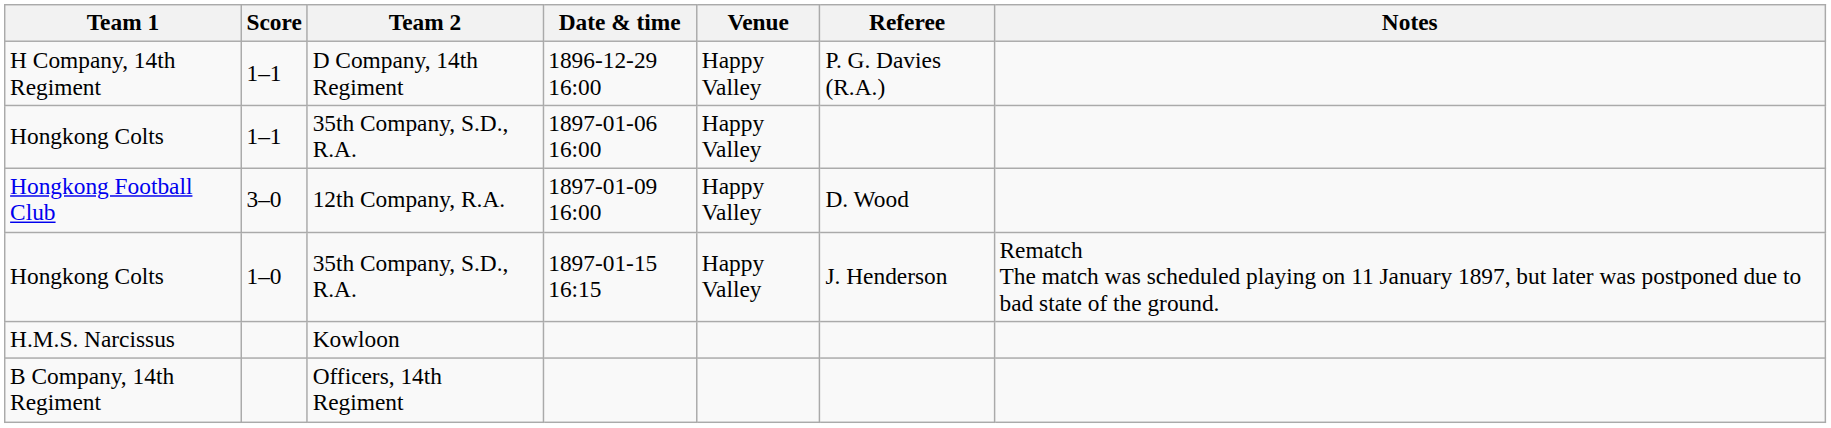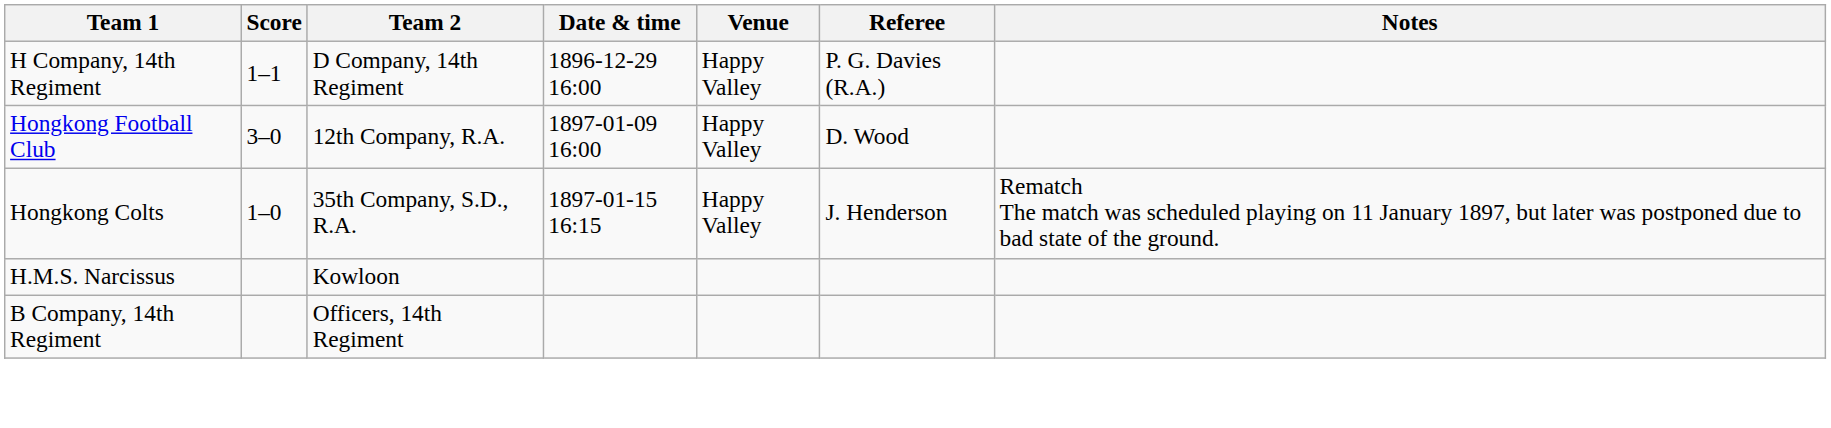- row: (87, 136)
